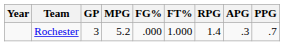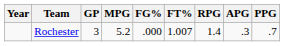(180, 32) 1.000 -> (180, 32) 1.007
